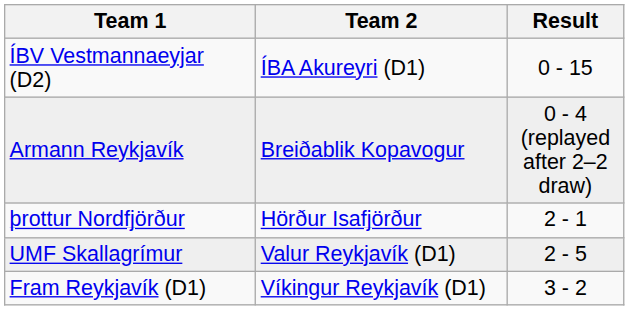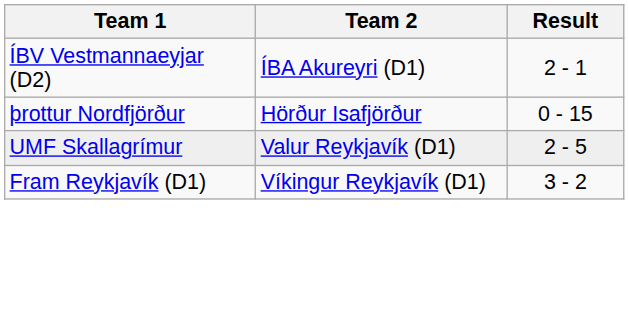(565, 67) 0 - 15 -> (565, 67) 2 - 1
- row: (97, 149)
(565, 219) 2 - 1 -> (565, 113) 0 - 15
